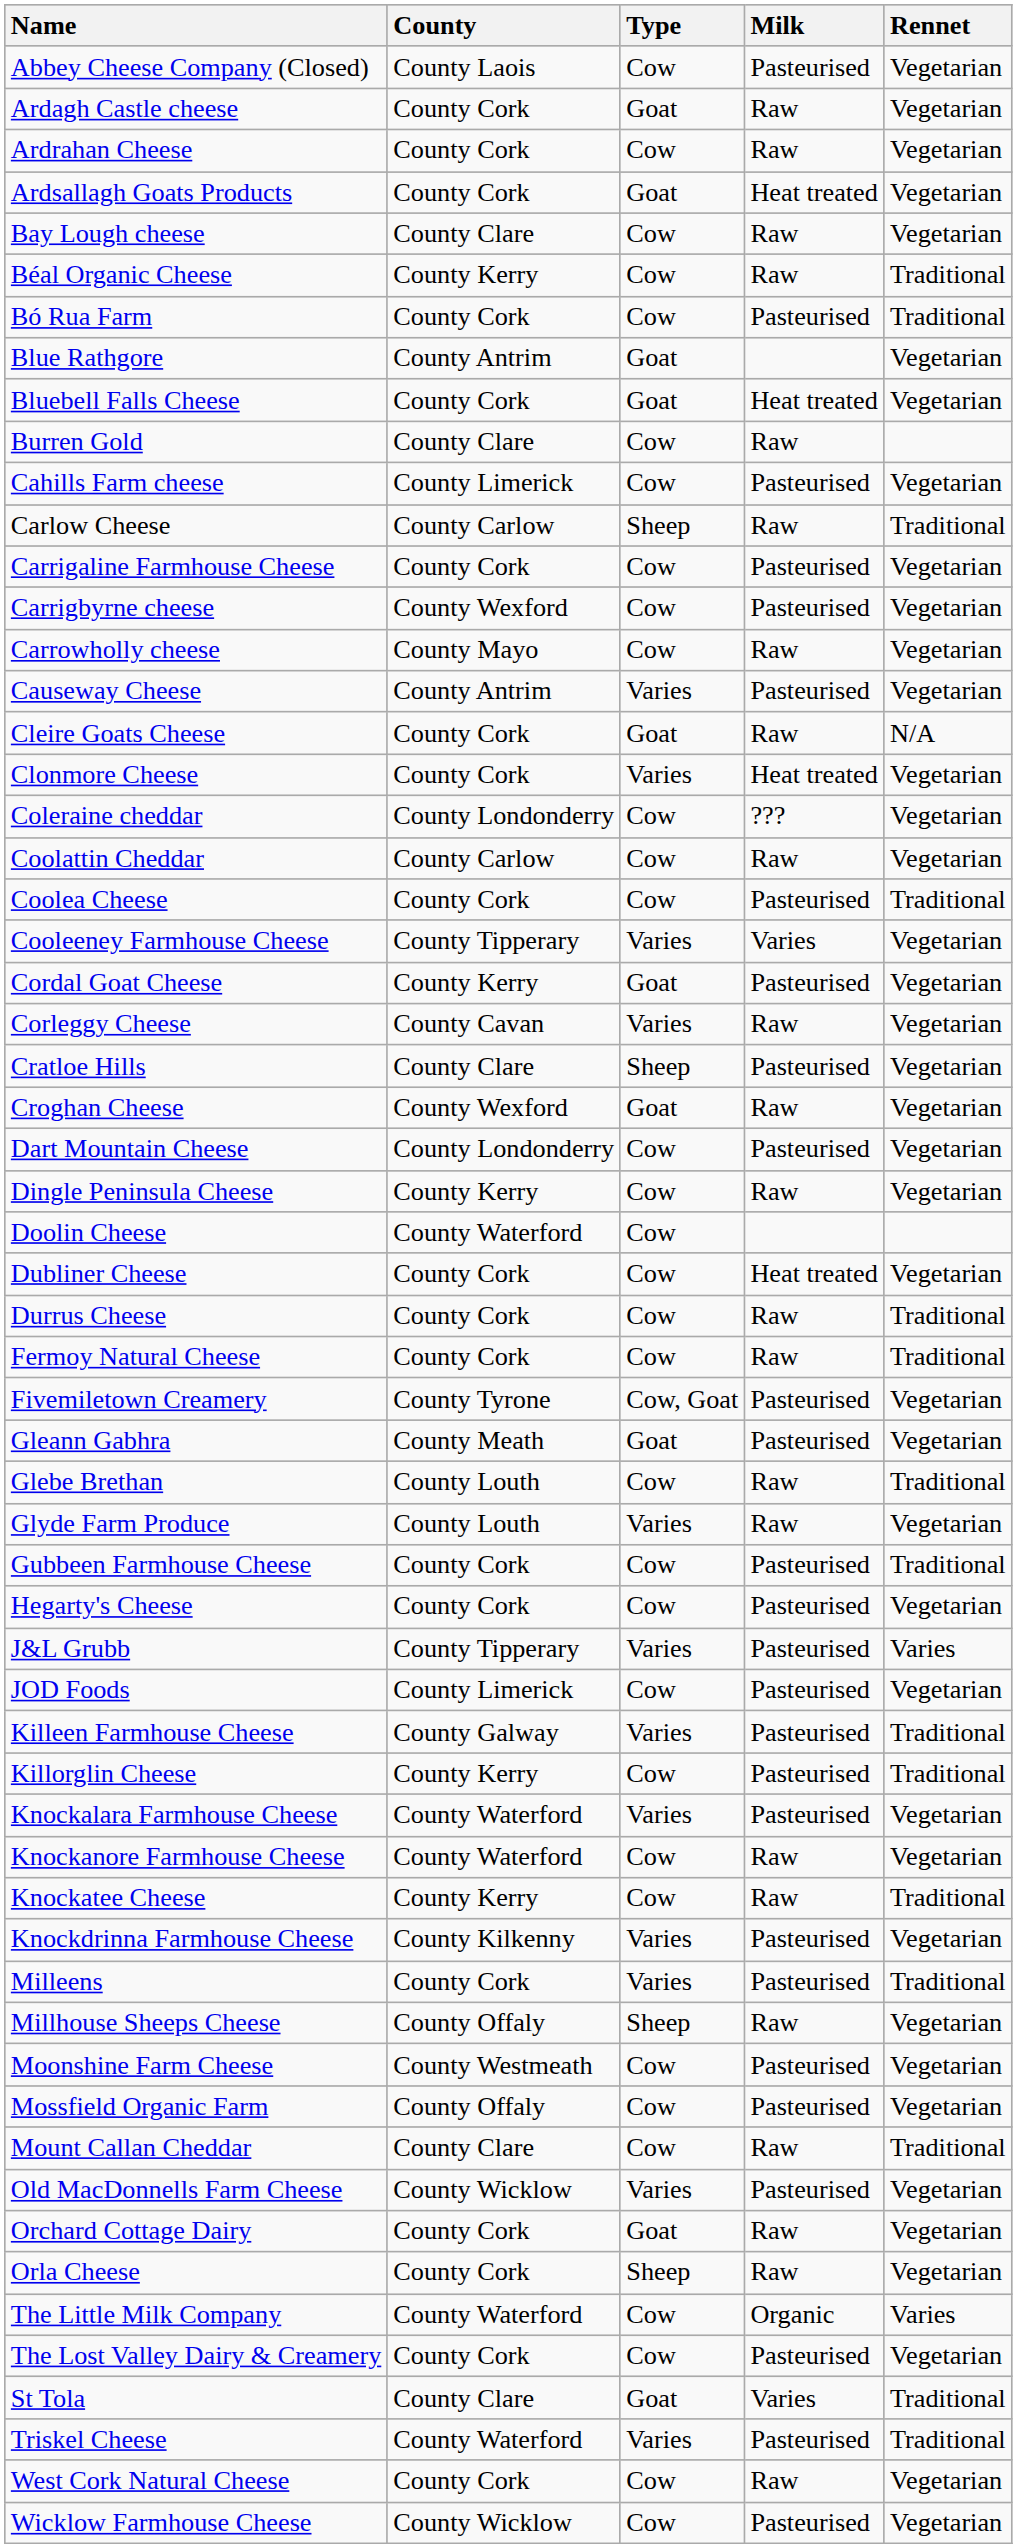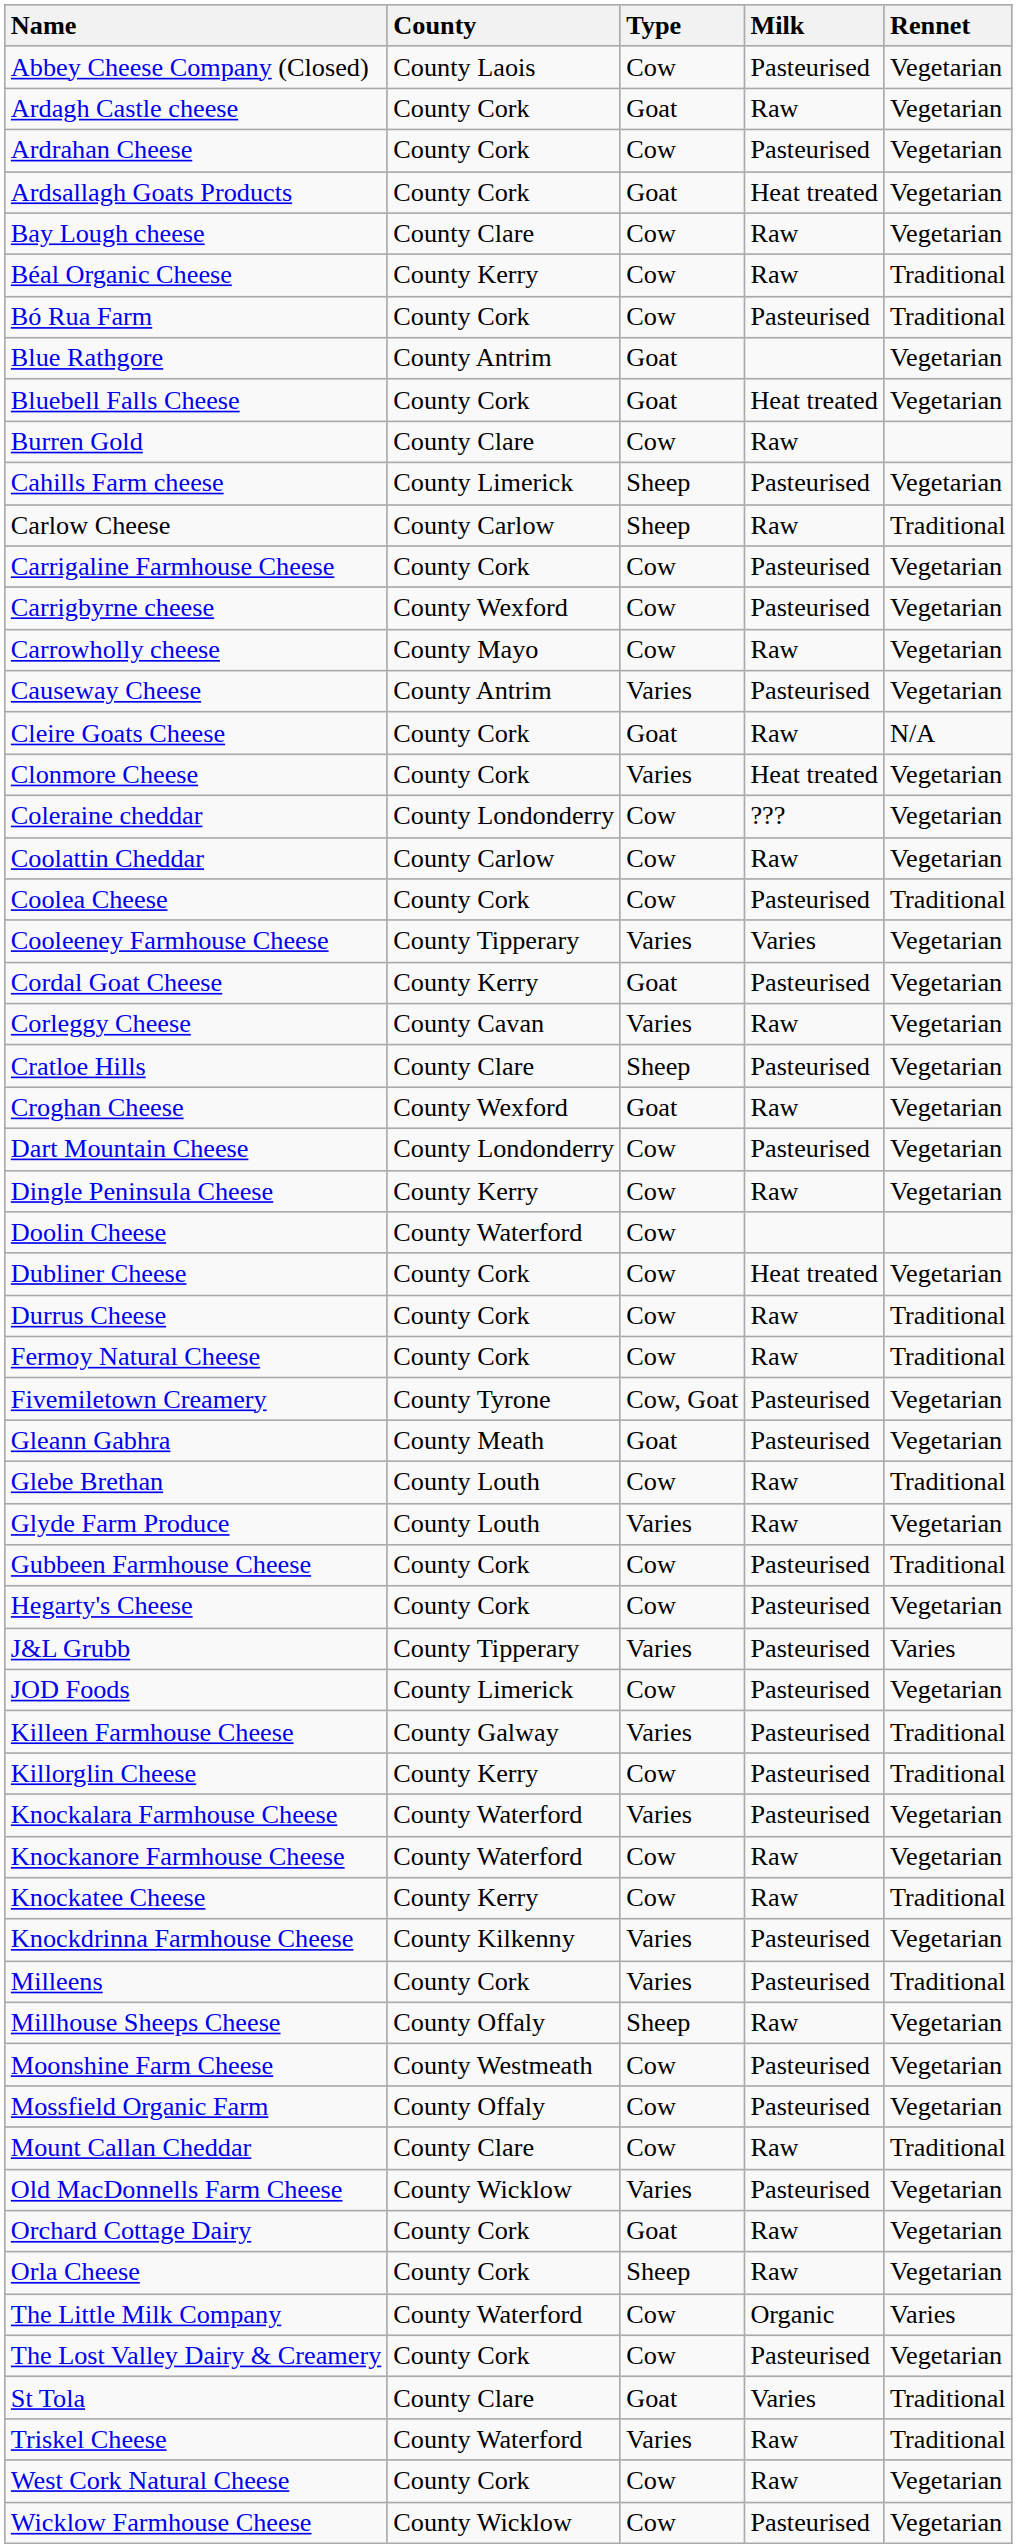(774, 150) Raw -> (810, 150) Pasteurised
(651, 483) Cow -> (658, 483) Sheep
(810, 2438) Pasteurised -> (774, 2438) Raw
